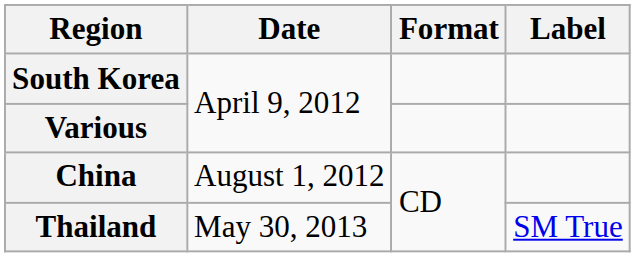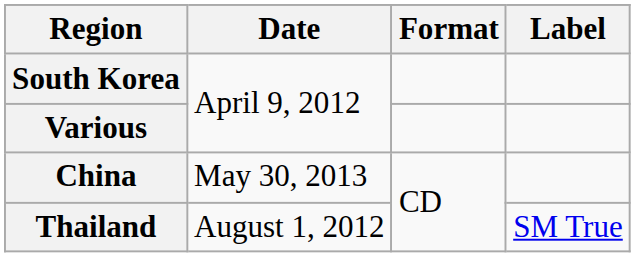(289, 176) August 1, 2012 -> (281, 176) May 30, 2013
(281, 226) May 30, 2013 -> (289, 226) August 1, 2012
